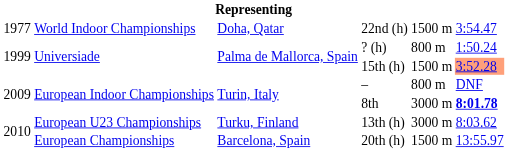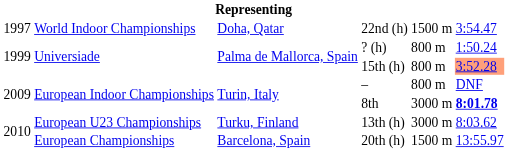(17, 28) 1977 -> (17, 28) 1997
(432, 66) 1500 m -> (428, 66) 800 m
